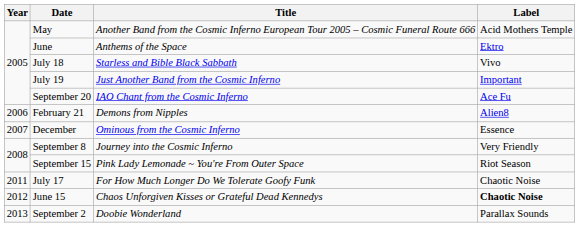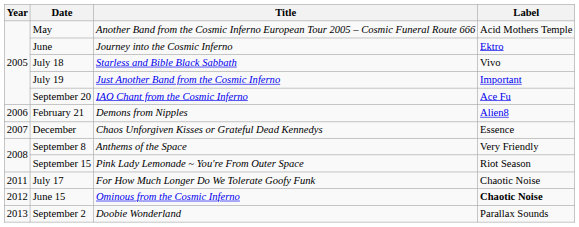(141, 46) Anthems of the Space -> (164, 46) Journey into the Cosmic Inferno
(168, 130) Ominous from the Cosmic Inferno -> (209, 130) Chaos Unforgiven Kisses or Grateful Dead Kennedys
(164, 146) Journey into the Cosmic Inferno -> (141, 146) Anthems of the Space
(209, 197) Chaos Unforgiven Kisses or Grateful Dead Kennedys -> (168, 197) Ominous from the Cosmic Inferno
